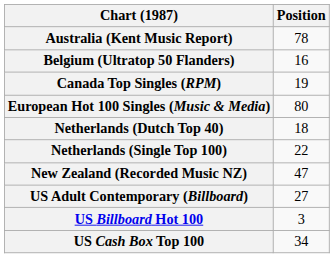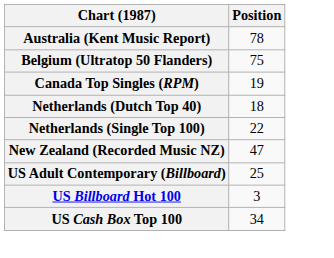(301, 60) 16 -> (257, 60) 75
- row: (139, 106)
(301, 196) 27 -> (257, 173) 25
